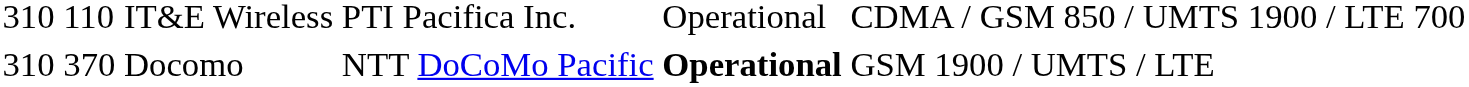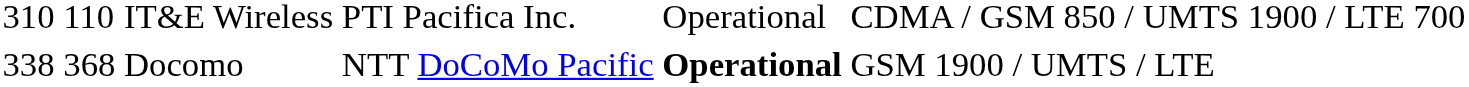(29, 64) 310 -> (29, 64) 338
(89, 64) 370 -> (89, 64) 368
